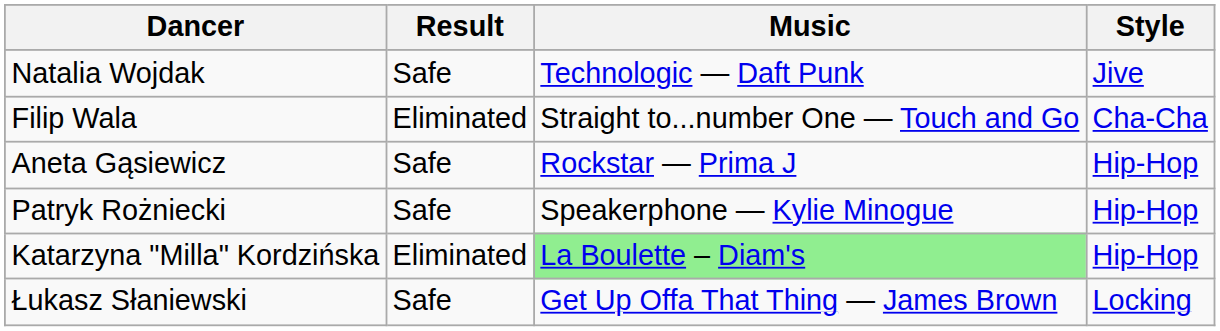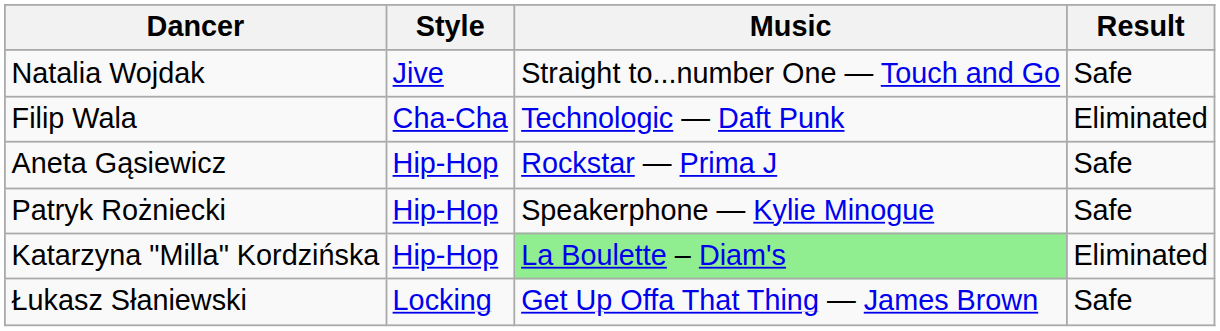columns swapped: (1150, 27) <-> (460, 27)
(702, 73) Technologic — Daft Punk -> (791, 73) Straight to...number One — Touch and Go
(810, 118) Straight to...number One — Touch and Go -> (683, 118) Technologic — Daft Punk
